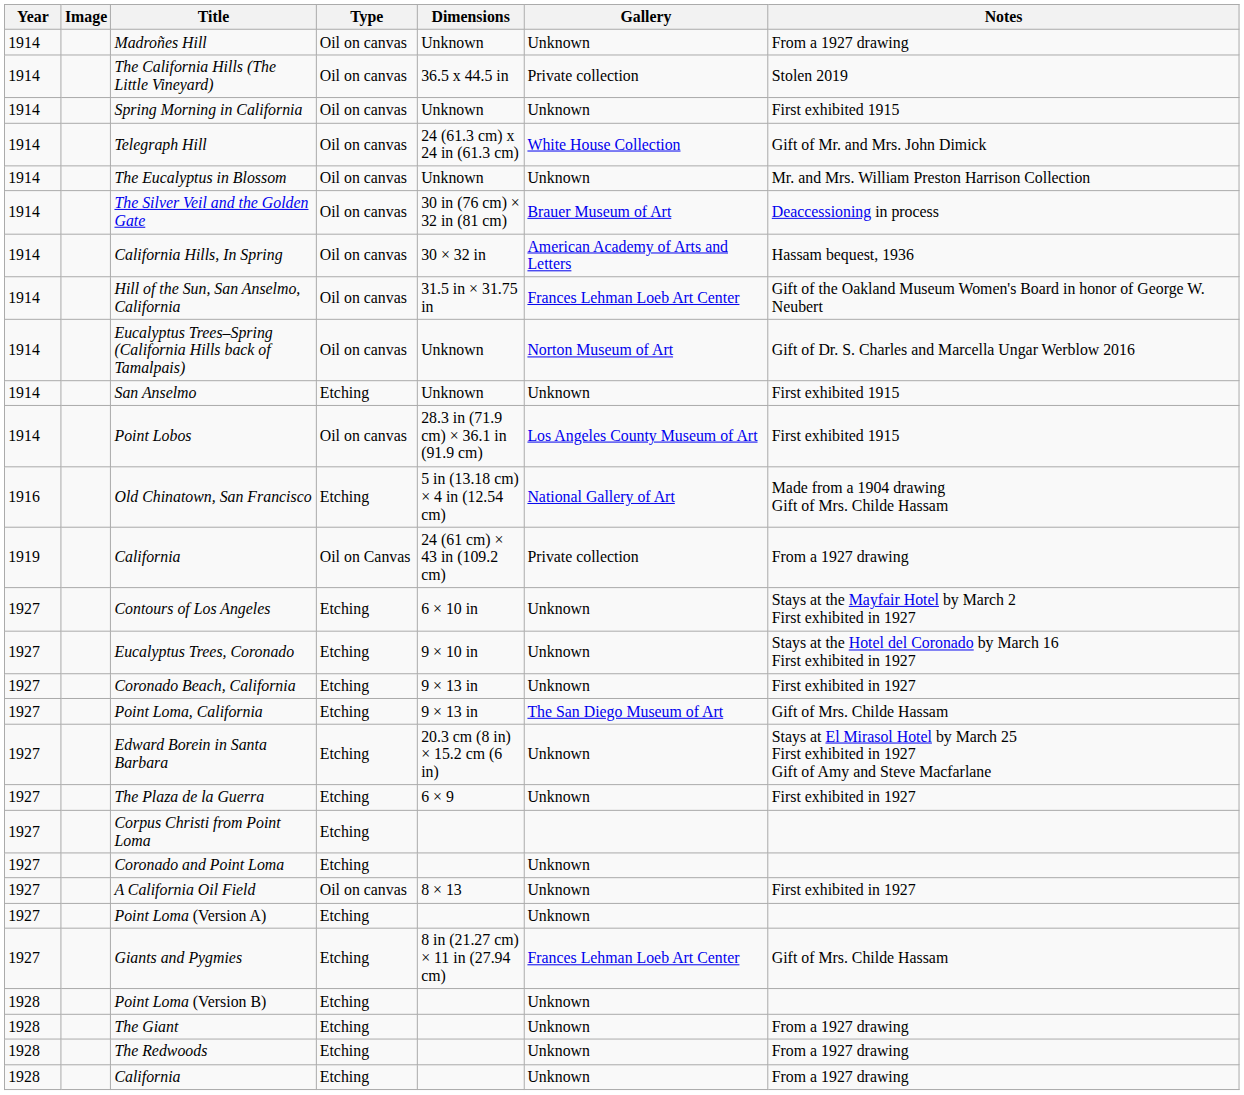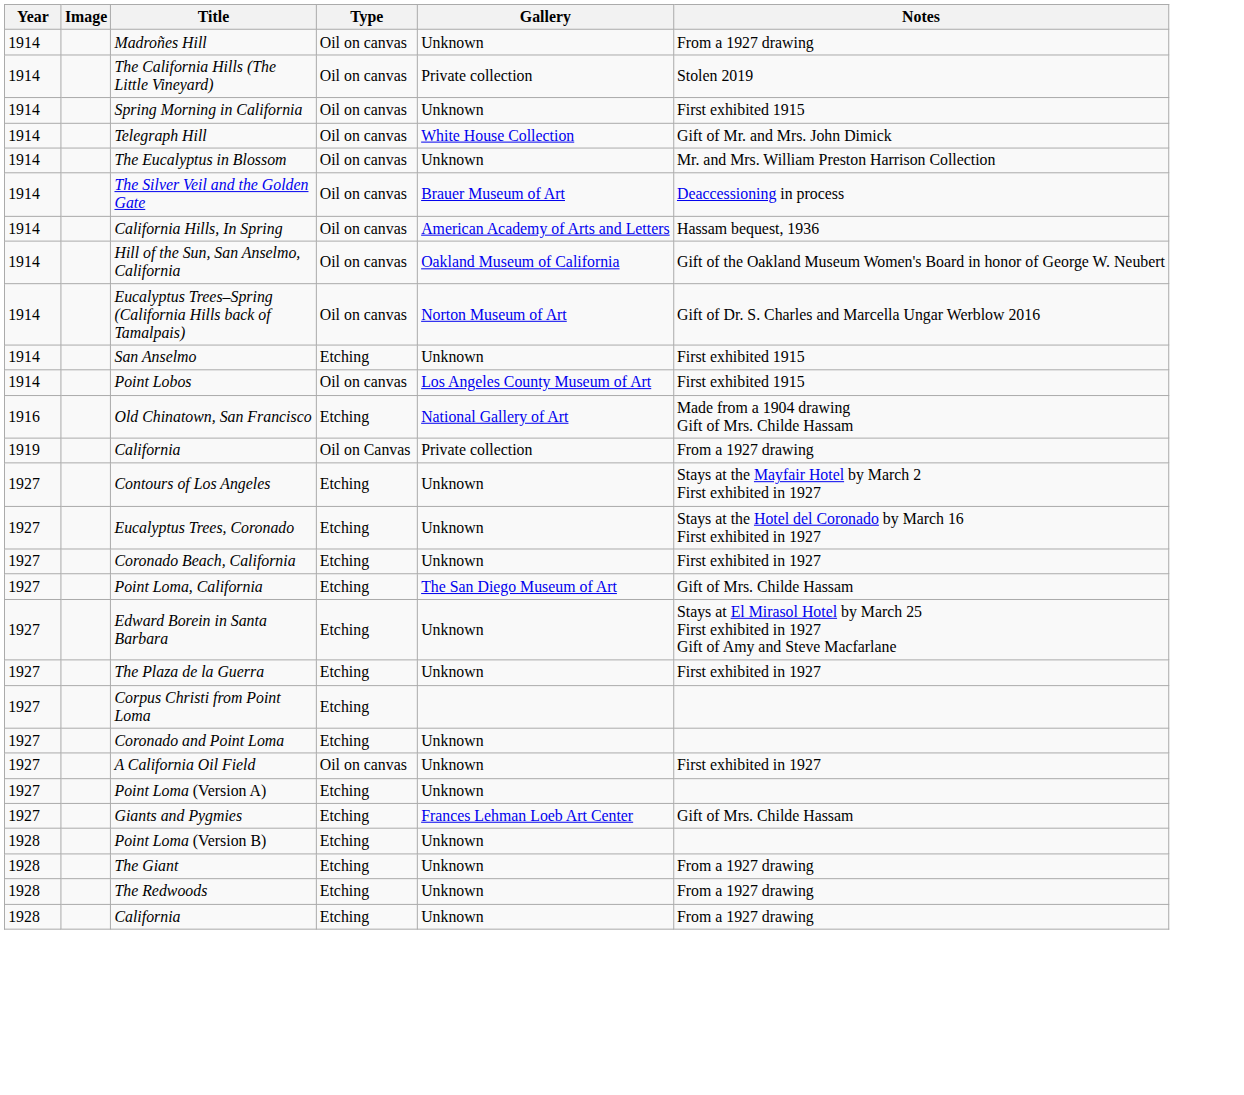- column: (471, 17)
(633, 298) Frances Lehman Loeb Art Center -> (520, 262) Oakland Museum of California
